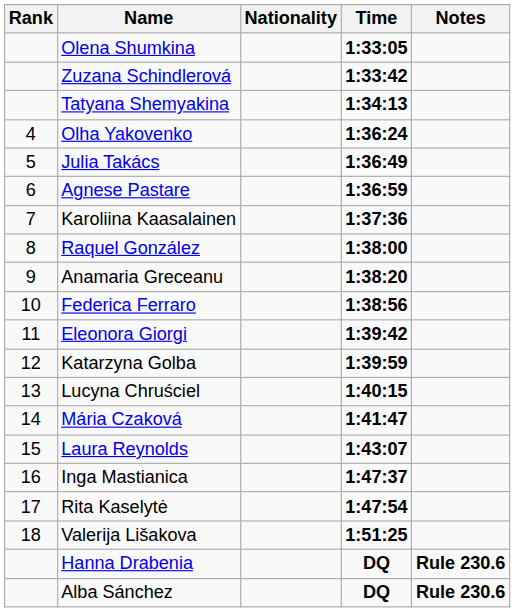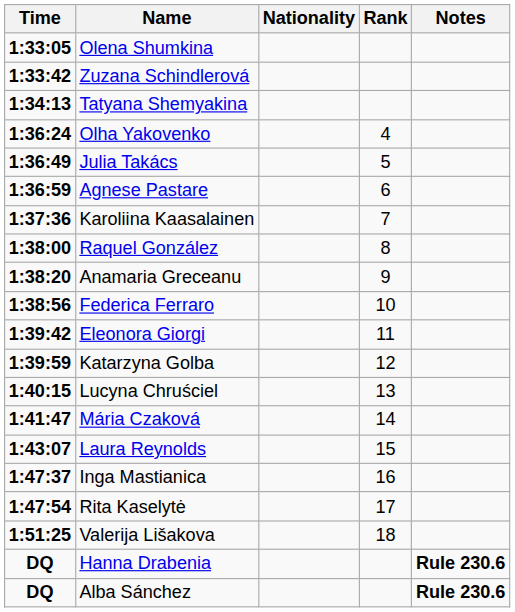columns swapped: (31, 18) <-> (376, 18)
